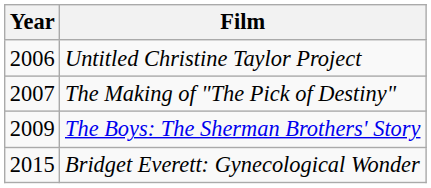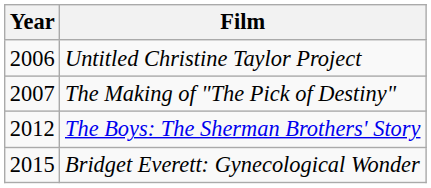(32, 128) 2009 -> (32, 128) 2012
